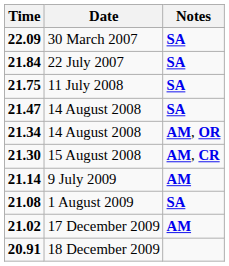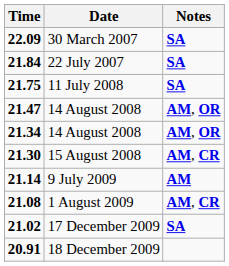(176, 109) SA -> (194, 109) AM, OR
(176, 202) SA -> (193, 202) AM, CR
(179, 226) AM -> (176, 226) SA
